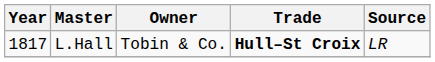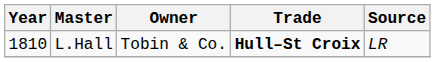(28, 44) 1817 -> (28, 44) 1810
